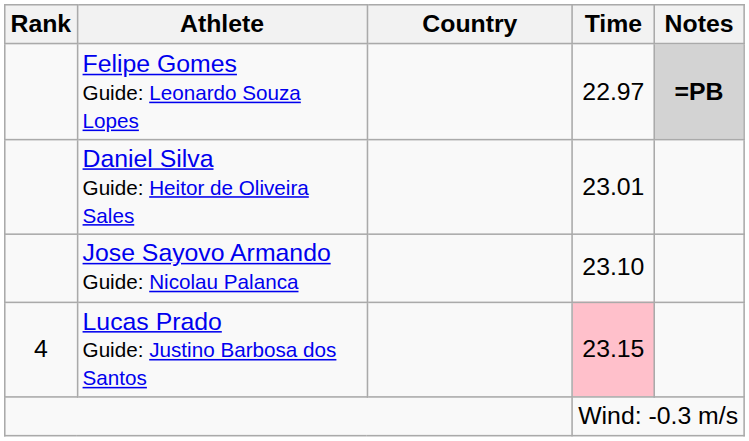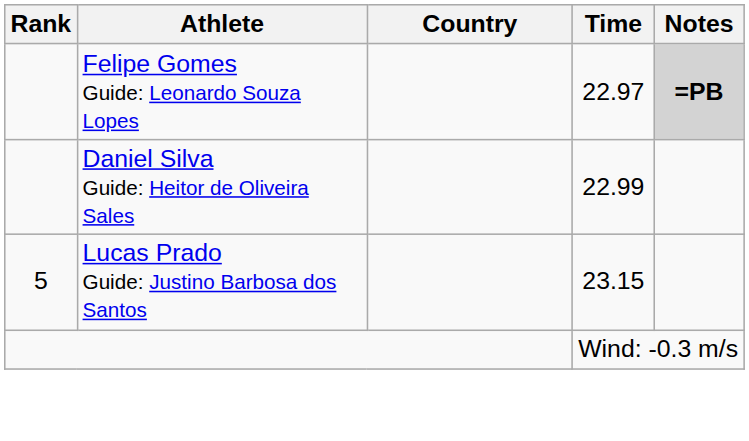(613, 186) 23.01 -> (613, 186) 22.99
- row: (207, 267)
(41, 348) 4 -> (41, 281) 5
(613, 348) pink background -> (613, 281) no background
